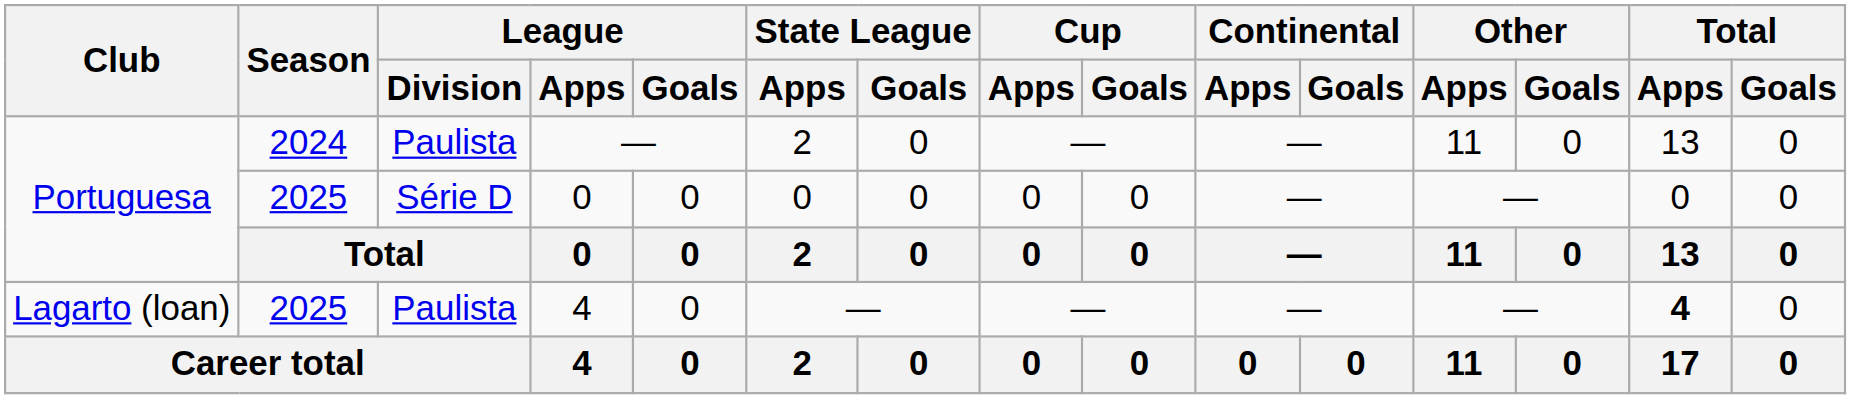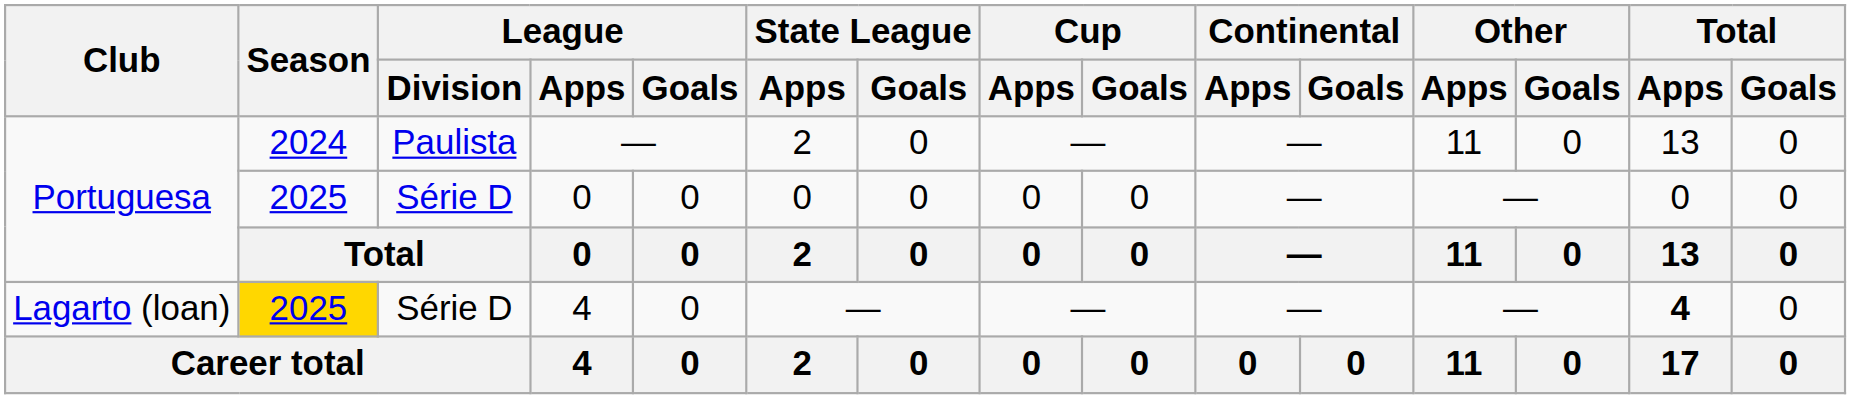(308, 308) no background -> (308, 308) gold background
(454, 308) Paulista -> (454, 308) Série D
